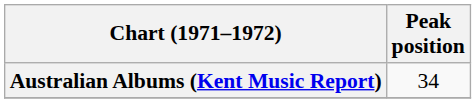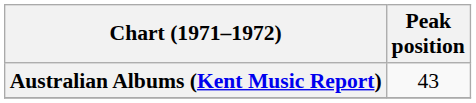(428, 80) 34 -> (428, 80) 43
